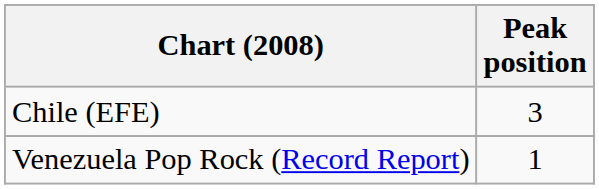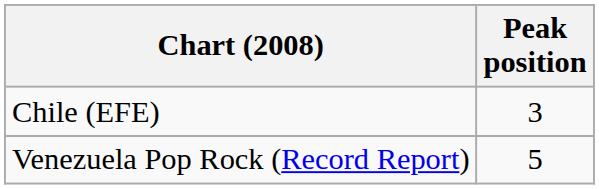(535, 159) 1 -> (535, 159) 5
